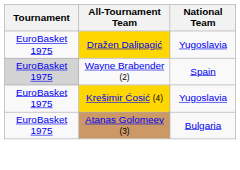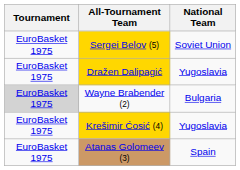+ row: (124, 44)
(203, 71) Spain -> (203, 98) Bulgaria
(203, 125) Bulgaria -> (203, 152) Spain
